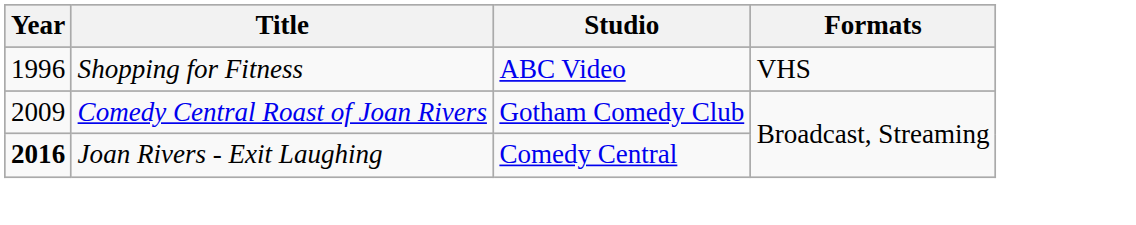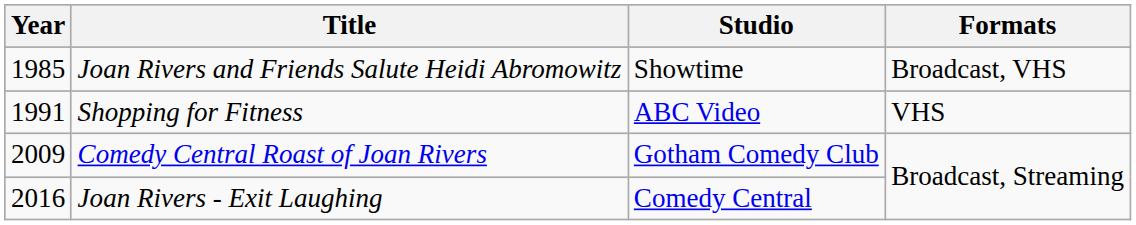+ row: (349, 68)
(38, 68) 1996 -> (38, 111) 1991
(38, 154) bold -> (38, 197) normal
